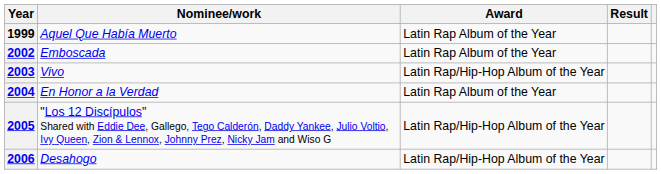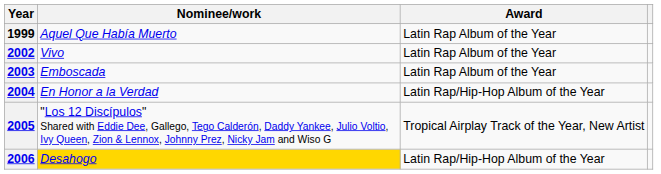- column: (629, 14)
(73, 53) Emboscada -> (52, 53) Vivo
(52, 72) Vivo -> (73, 72) Emboscada
(504, 72) Latin Rap/Hip-Hop Album of the Year -> (480, 72) Latin Rap Album of the Year
(480, 92) Latin Rap Album of the Year -> (504, 92) Latin Rap/Hip-Hop Album of the Year
(504, 125) Latin Rap/Hip-Hop Album of the Year -> (524, 125) Tropical Airplay Track of the Year, New Artist
(68, 159) no background -> (68, 159) gold background
